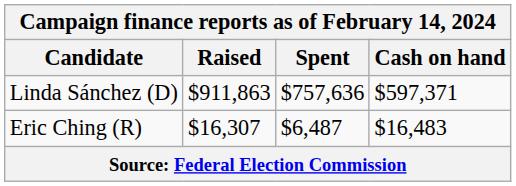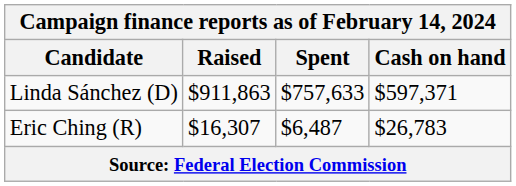(323, 92) $757,636 -> (323, 92) $757,633
(411, 127) $16,483 -> (411, 127) $26,783
